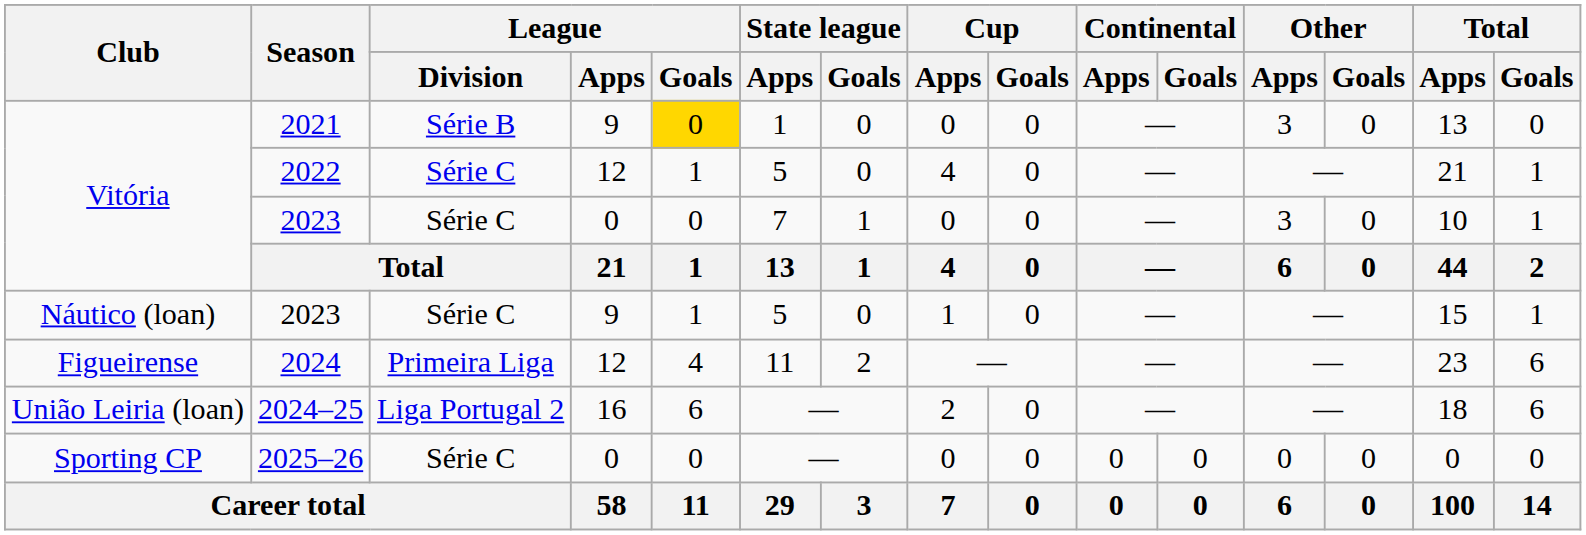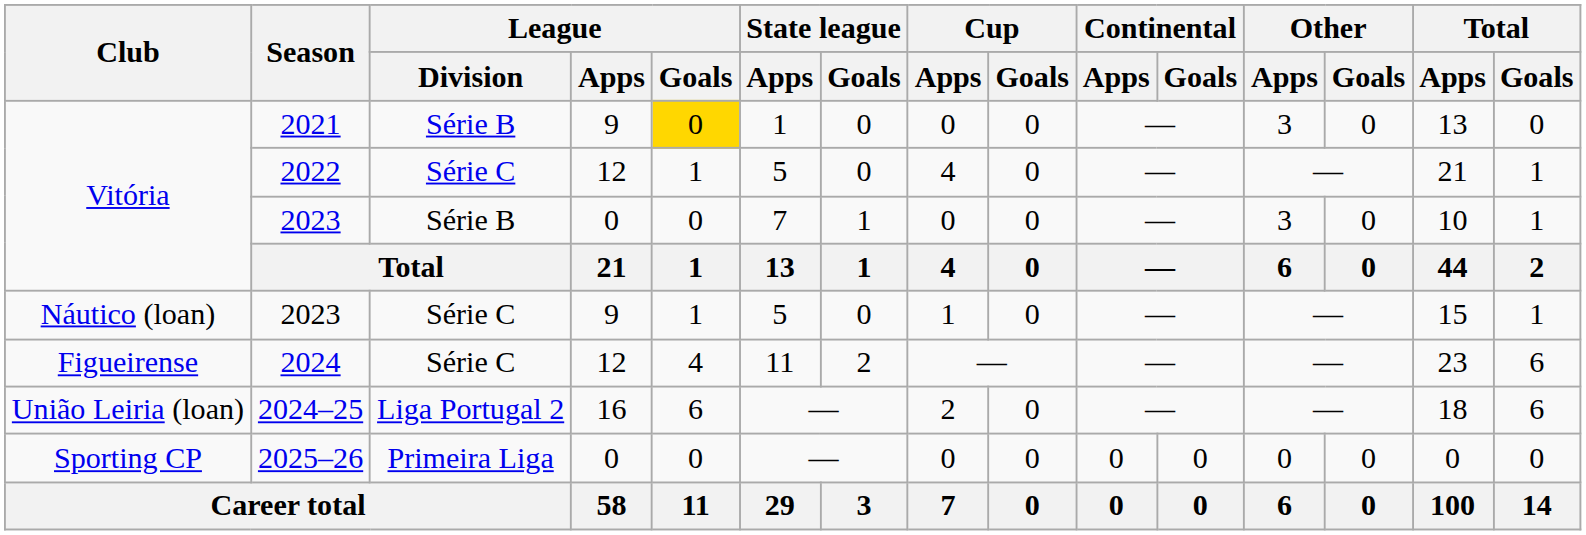(471, 219) Série C -> (471, 219) Série B
(471, 362) Primeira Liga -> (471, 362) Série C
(471, 457) Série C -> (471, 457) Primeira Liga
